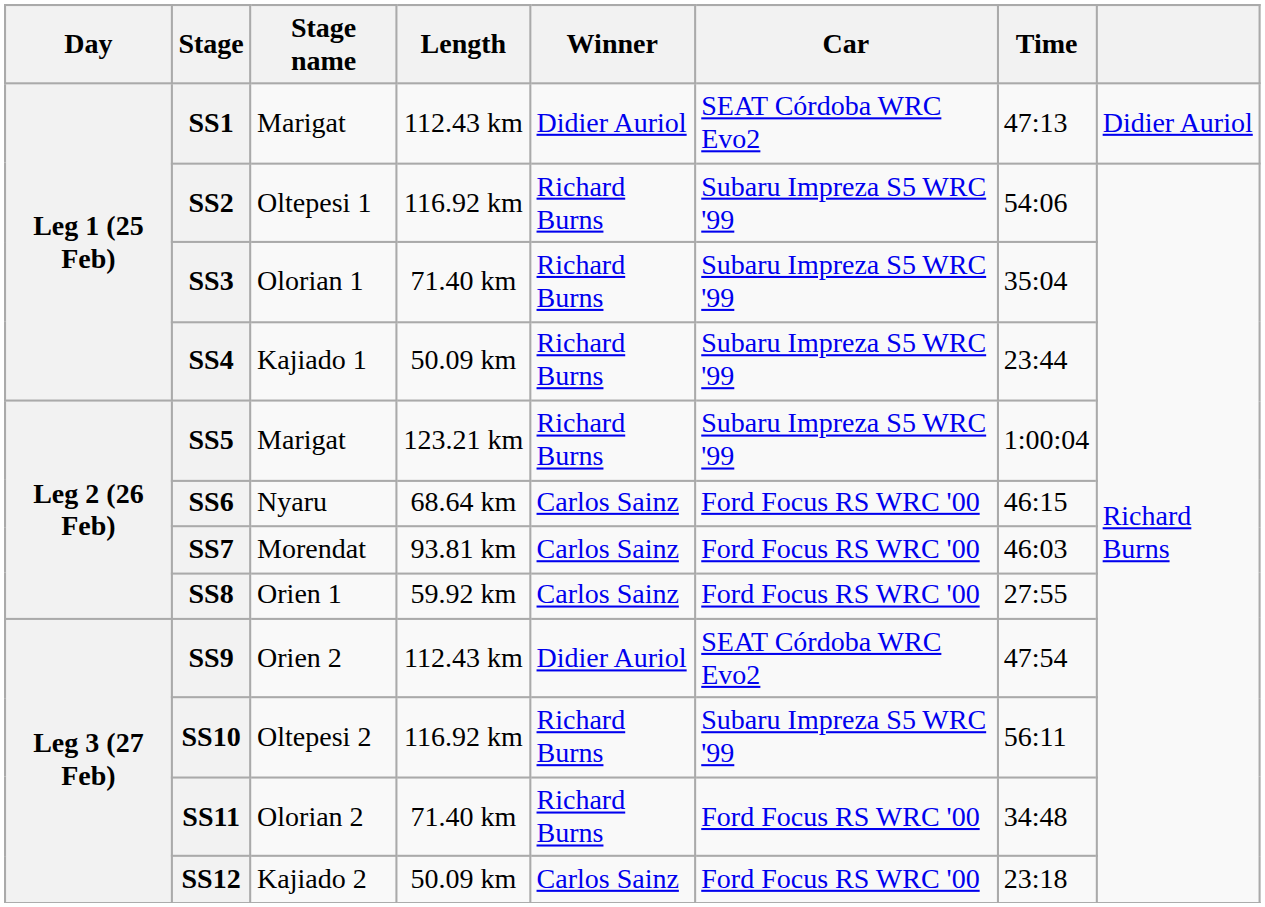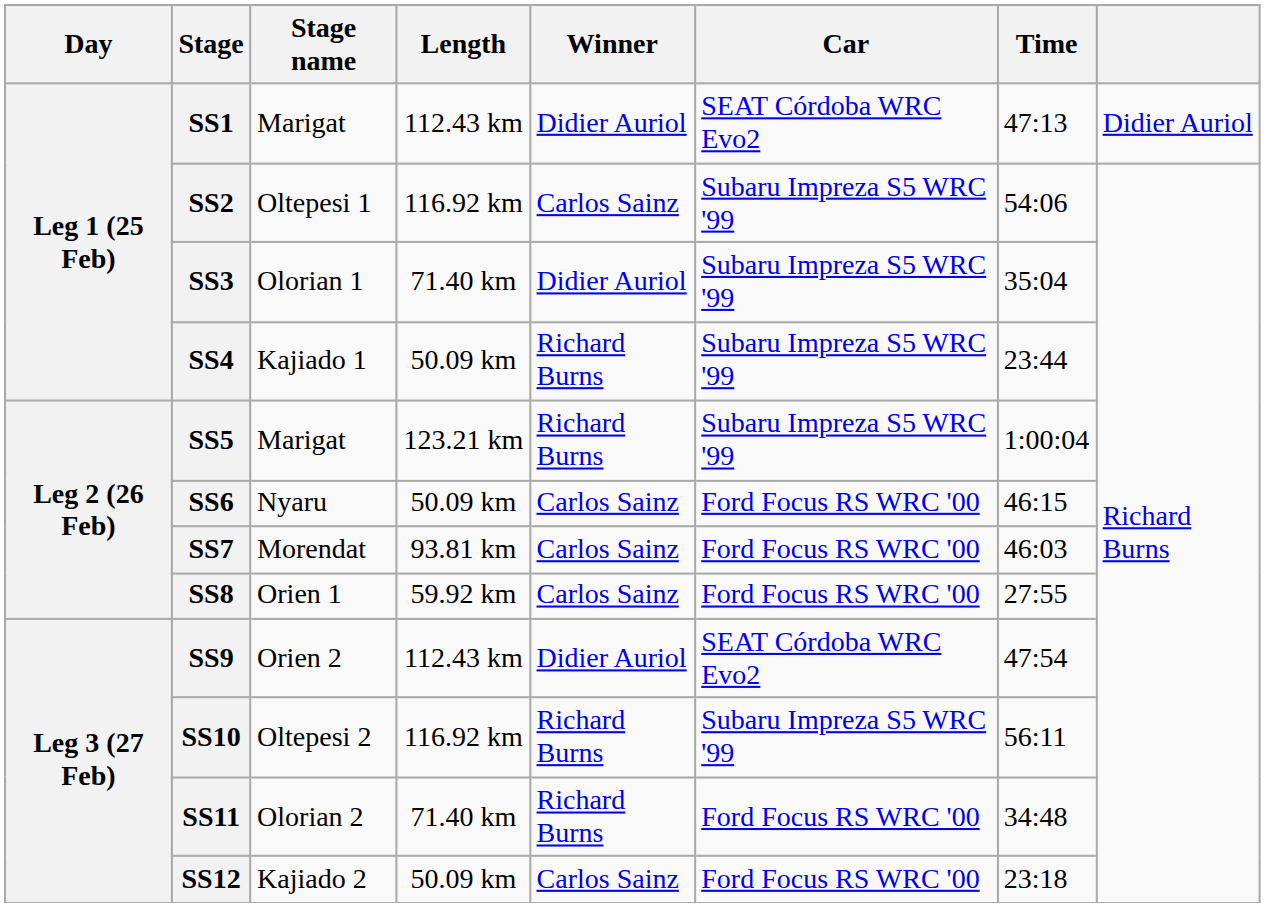(581, 202) Richard Burns -> (608, 202) Carlos Sainz
(581, 281) Richard Burns -> (612, 281) Didier Auriol
(463, 502) 68.64 km -> (463, 502) 50.09 km
